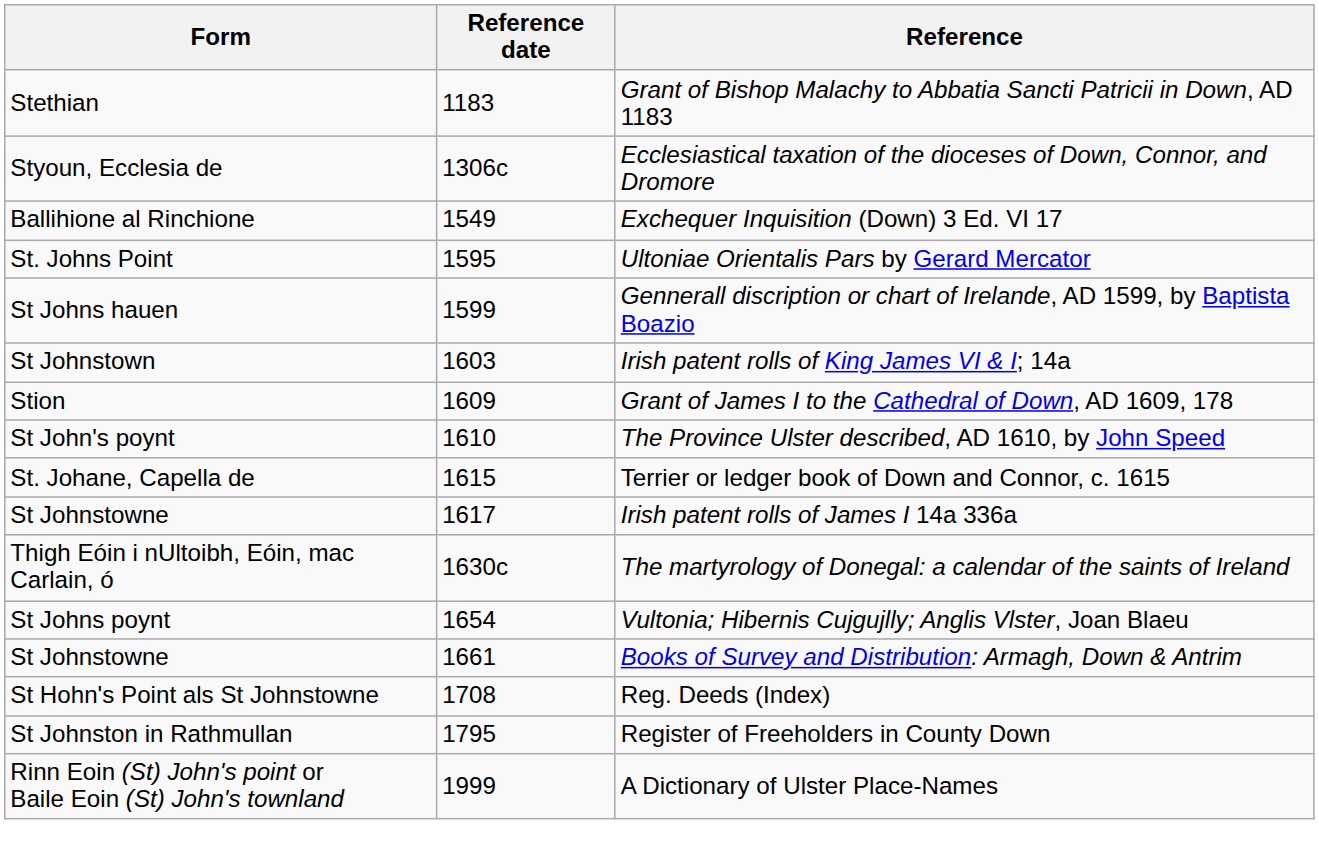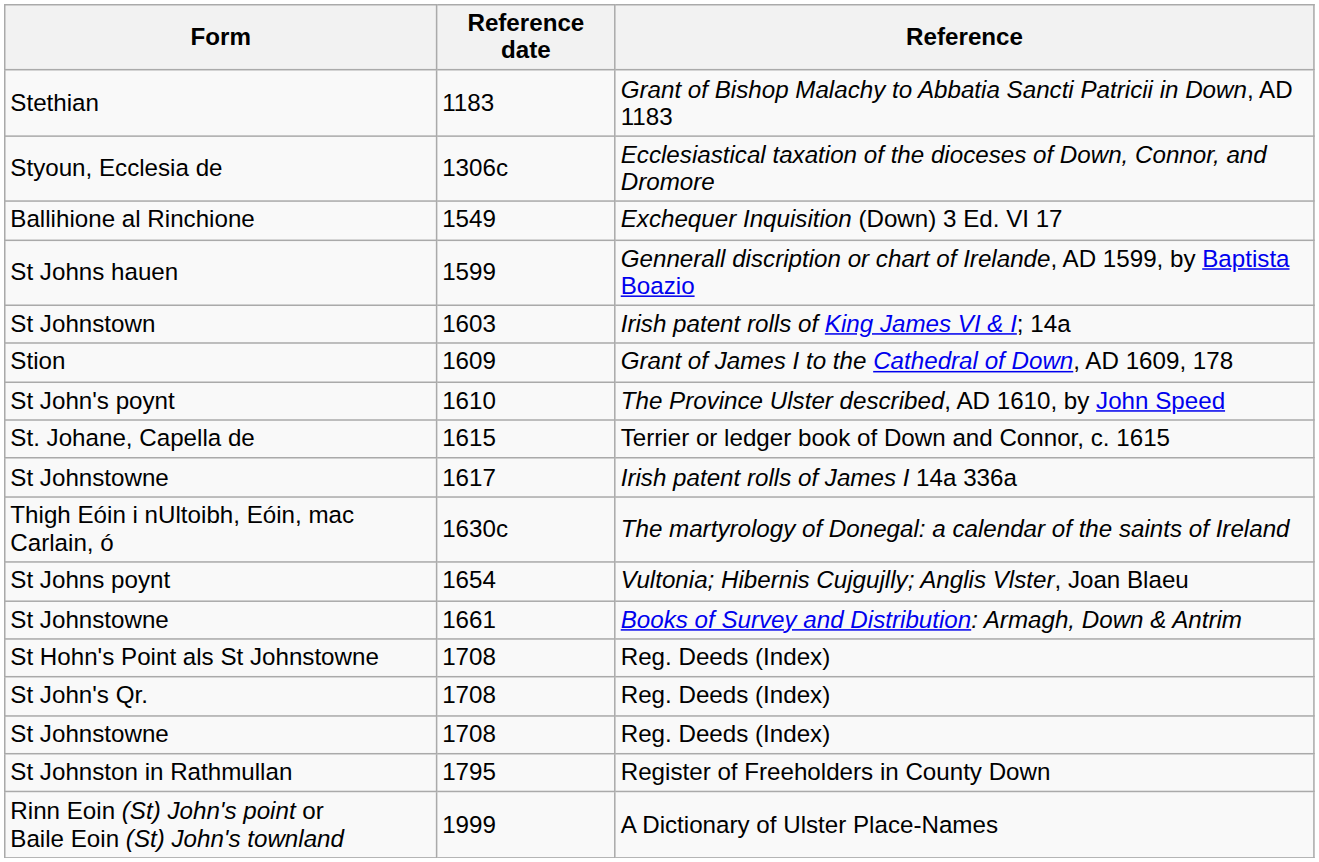- row: (92, 258)
+ row: (79, 695)
+ row: (90, 734)
